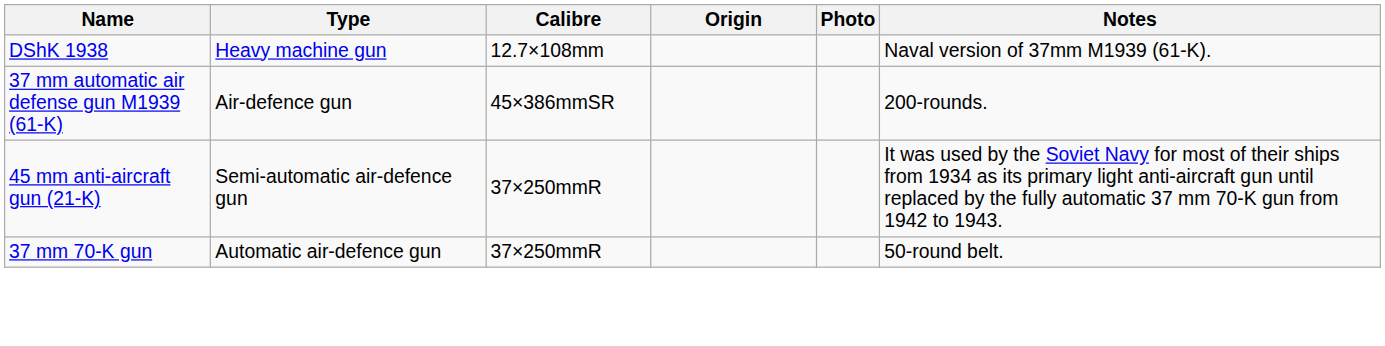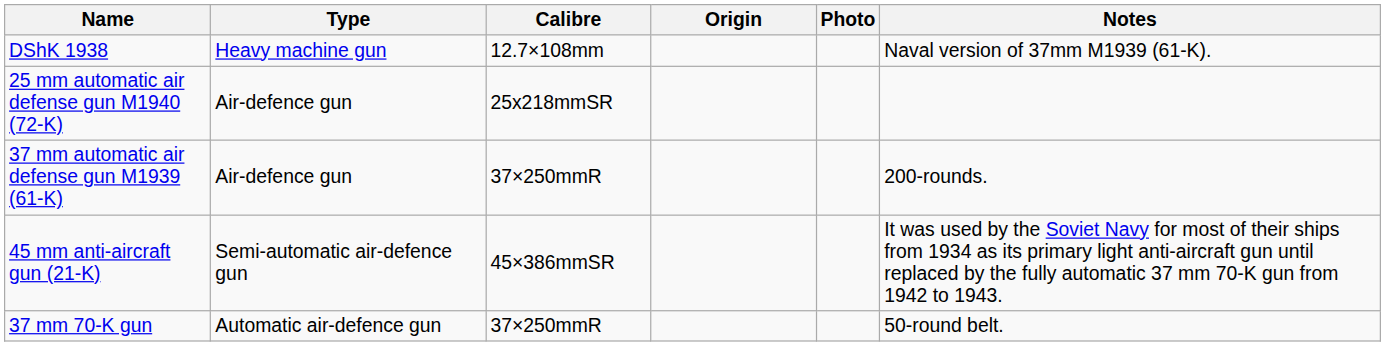+ row: (97, 103)
(553, 103) 45×386mmSR -> (546, 177) 37×250mmR
(546, 188) 37×250mmR -> (553, 262) 45×386mmSR
